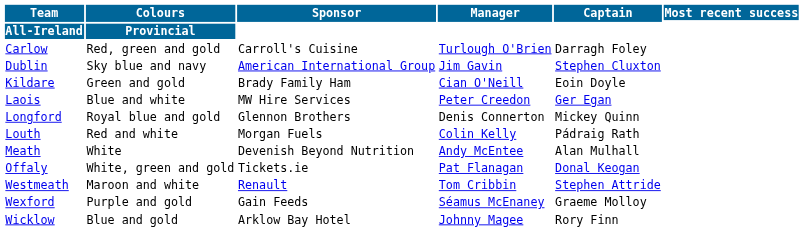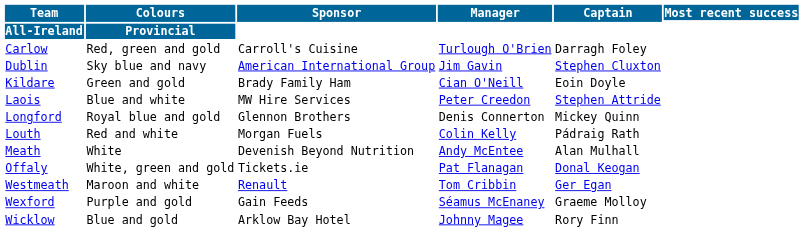(583, 100) Ger Egan -> (608, 100) Stephen Attride
(608, 185) Stephen Attride -> (583, 185) Ger Egan
